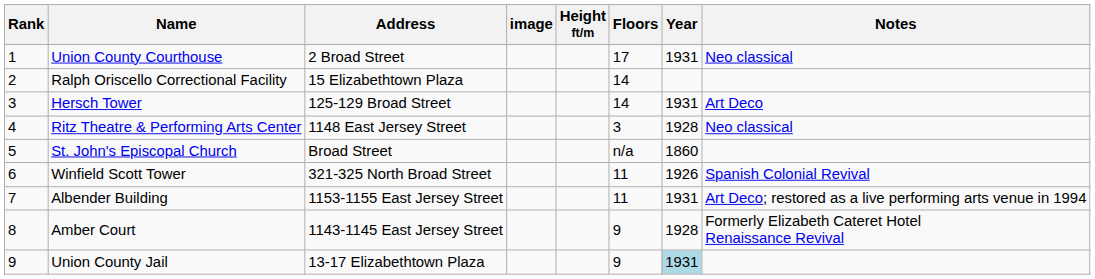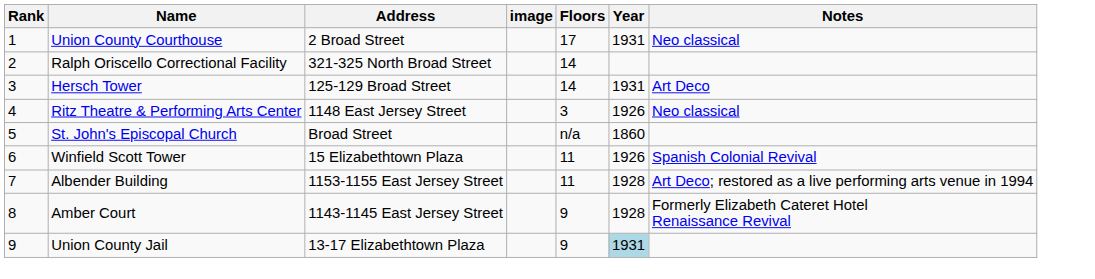- column: (583, 24)
(386, 80) 15 Elizabethtown Plaza -> (400, 63) 321-325 North Broad Street
(682, 127) 1928 -> (629, 110) 1926
(400, 174) 321-325 North Broad Street -> (386, 157) 15 Elizabethtown Plaza
(682, 198) 1931 -> (629, 181) 1928
